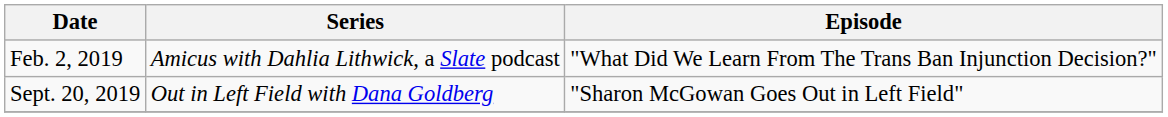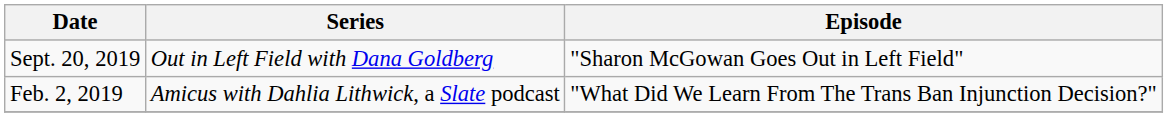rows swapped: (75, 93) <-> (66, 58)
